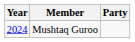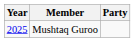(17, 29) 2024 -> (17, 29) 2025
